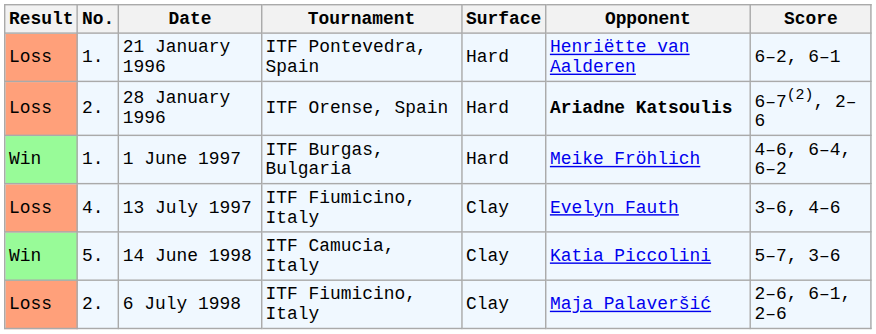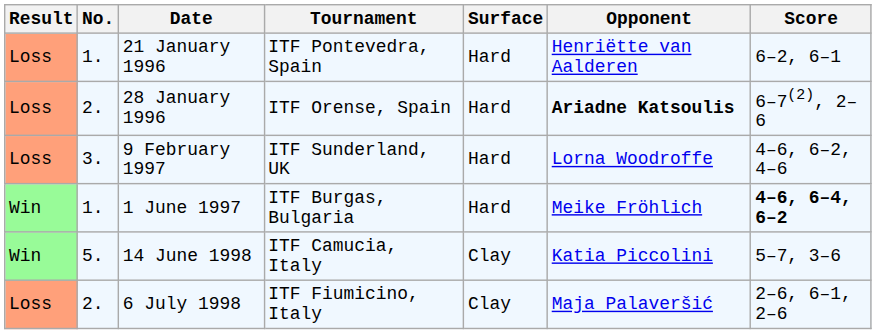+ row: (177, 160)
(803, 160) normal -> (803, 208) bold
- row: (187, 208)
